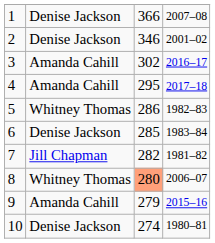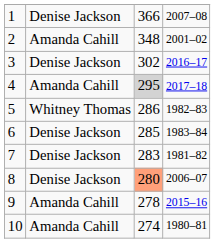(75, 39) Denise Jackson -> (74, 39) Amanda Cahill
(149, 39) 346 -> (149, 39) 348
(74, 62) Amanda Cahill -> (75, 62) Denise Jackson
(149, 86) no background -> (149, 86) lightgrey background
(68, 156) Jill Chapman -> (75, 156) Denise Jackson
(149, 156) 282 -> (149, 156) 283
(80, 179) Whitney Thomas -> (75, 179) Denise Jackson
(149, 202) 279 -> (149, 202) 278
(75, 226) Denise Jackson -> (74, 226) Amanda Cahill
